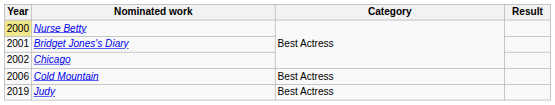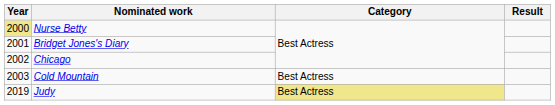(18, 76) 2006 -> (18, 76) 2003
(306, 92) no background -> (306, 92) khaki background
